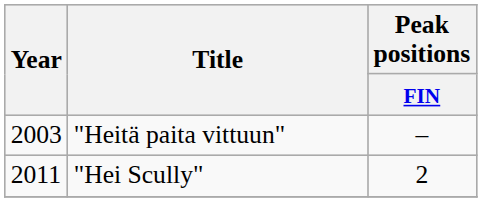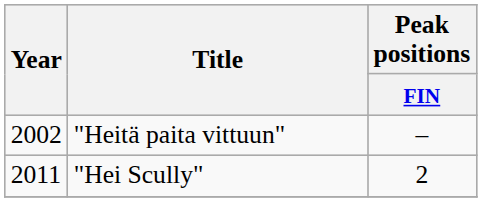(36, 134) 2003 -> (36, 134) 2002
